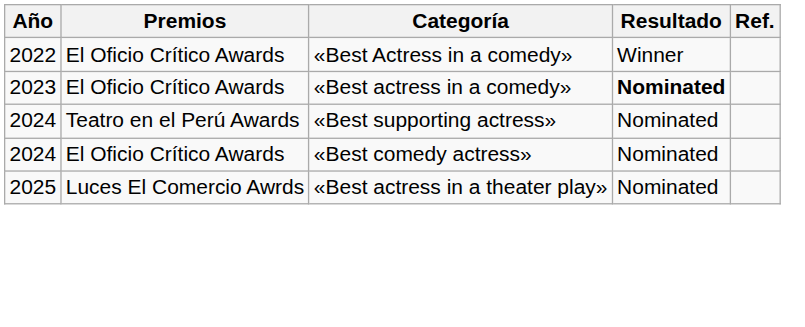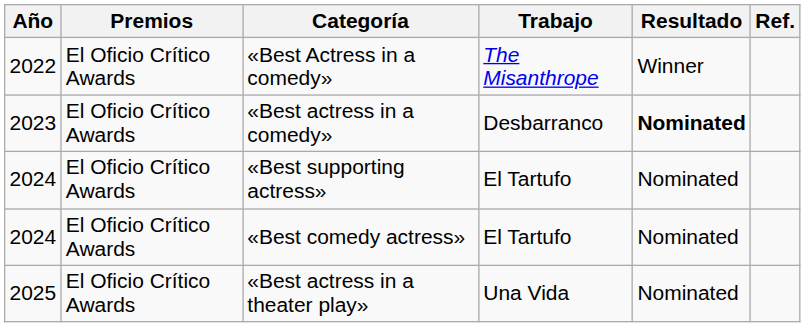+ column: (555, 21)
(183, 120) Teatro en el Perú Awards -> (138, 179) El Oficio Crítico Awards
(185, 187) Luces El Comercio Awrds -> (138, 293) El Oficio Crítico Awards
